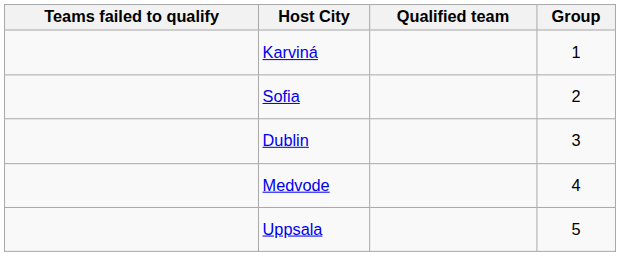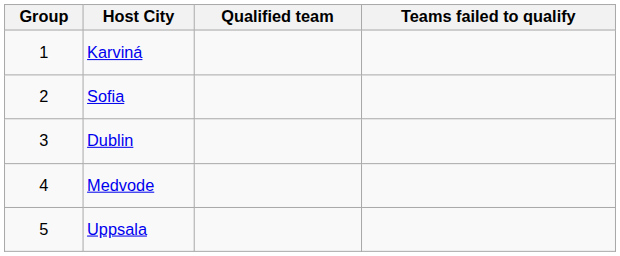columns swapped: (576, 17) <-> (132, 17)
